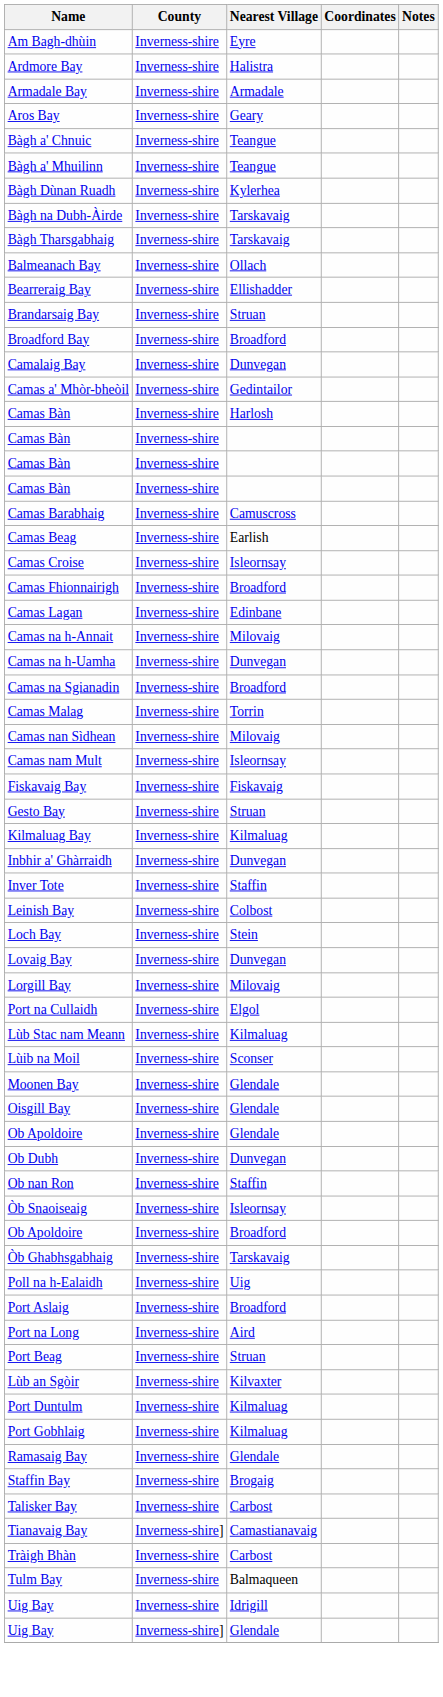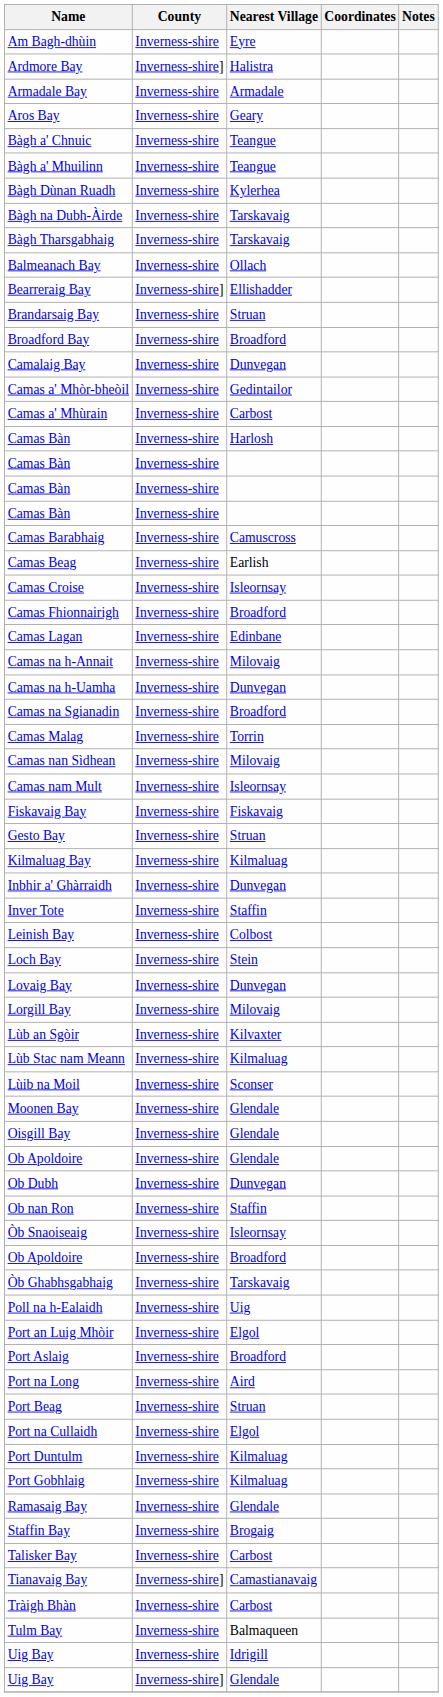(177, 66) Inverness-shire -> (179, 66) Inverness-shire]
(177, 289) Inverness-shire -> (179, 289) Inverness-shire]
+ row: (57, 413)
rows swapped: (43, 1381) <-> (52, 1009)
+ row: (61, 1332)
